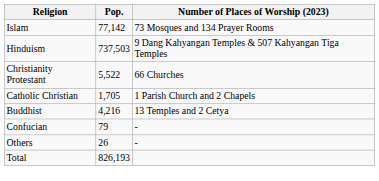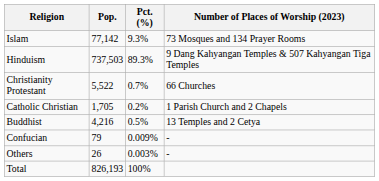+ column: (145, 17)
